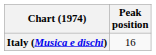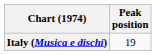(130, 42) 16 -> (130, 42) 19
